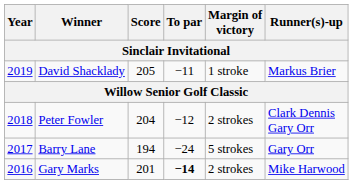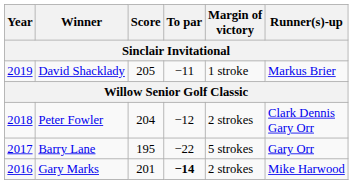(146, 148) 194 -> (146, 148) 195
(184, 148) −24 -> (184, 148) −22
